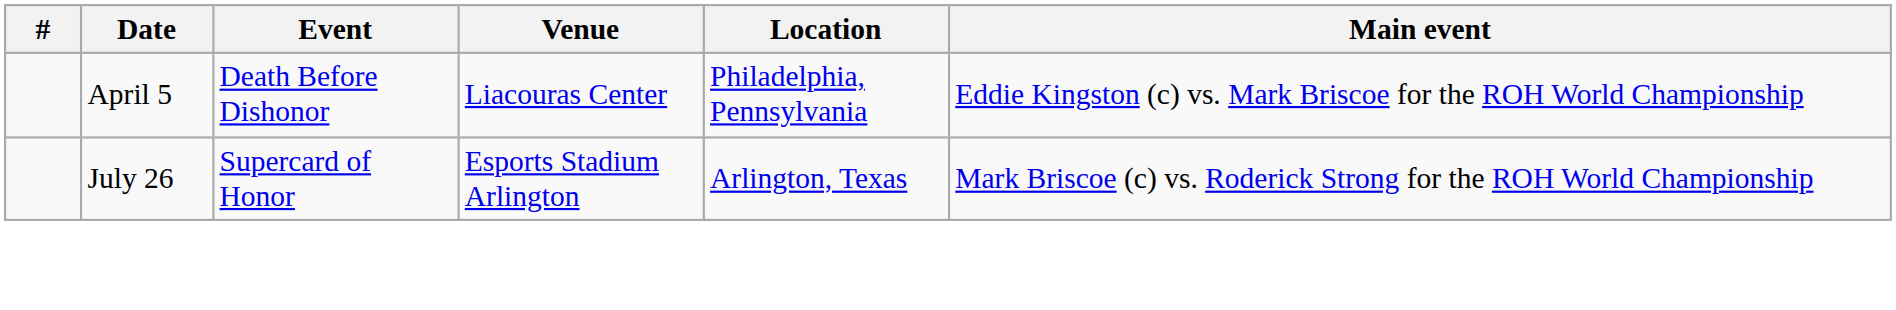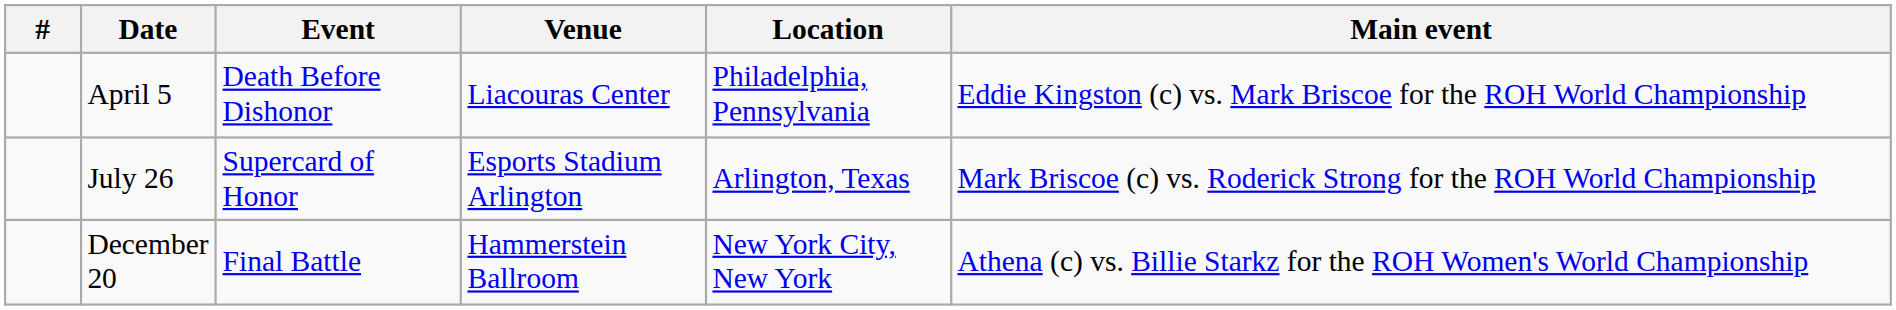+ row: (148, 261)
